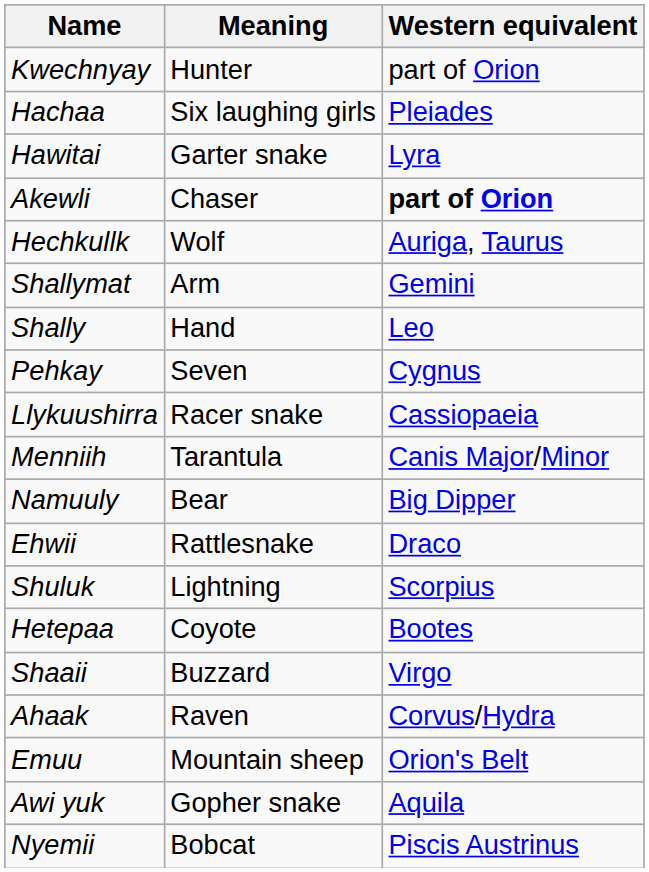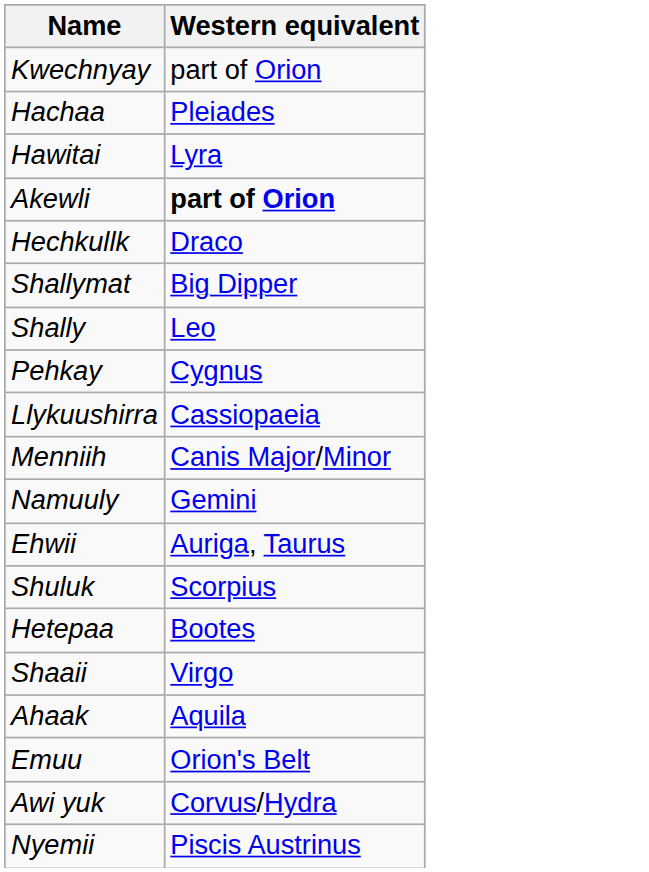- column: (273, 26)
(476, 241) Auriga, Taurus -> (207, 241) Draco
(432, 284) Gemini -> (234, 284) Big Dipper
(452, 500) Big Dipper -> (213, 500) Gemini
(425, 543) Draco -> (258, 543) Auriga, Taurus
(472, 716) Corvus/Hydra -> (208, 716) Aquila
(426, 802) Aquila -> (253, 802) Corvus/Hydra
